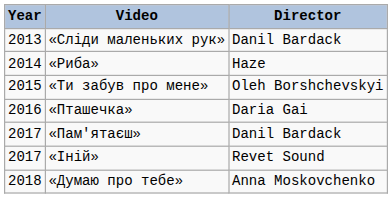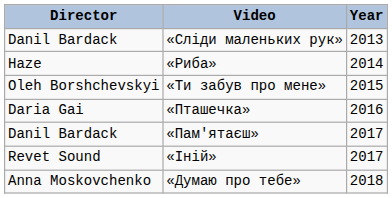columns swapped: (25, 16) <-> (308, 16)
